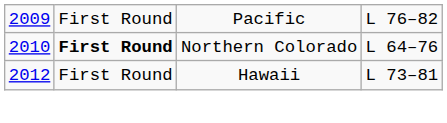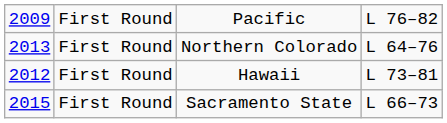(30, 47) 2010 -> (30, 47) 2013
(116, 47) bold -> (116, 47) normal
+ row: (269, 103)
